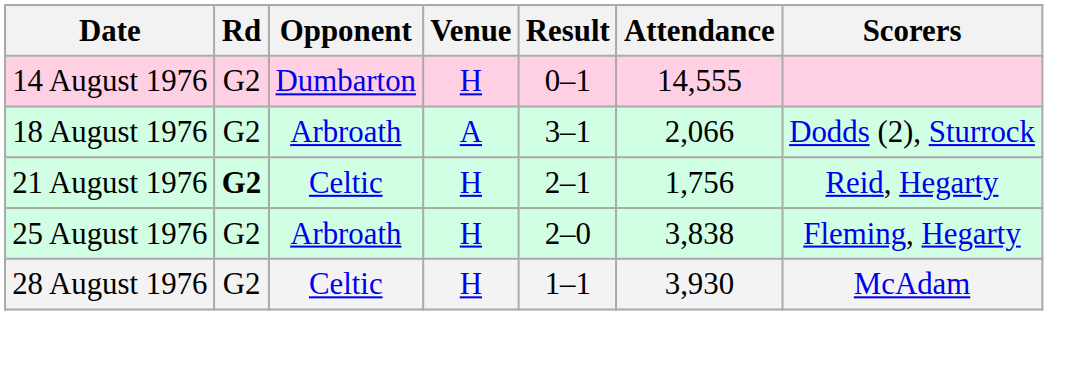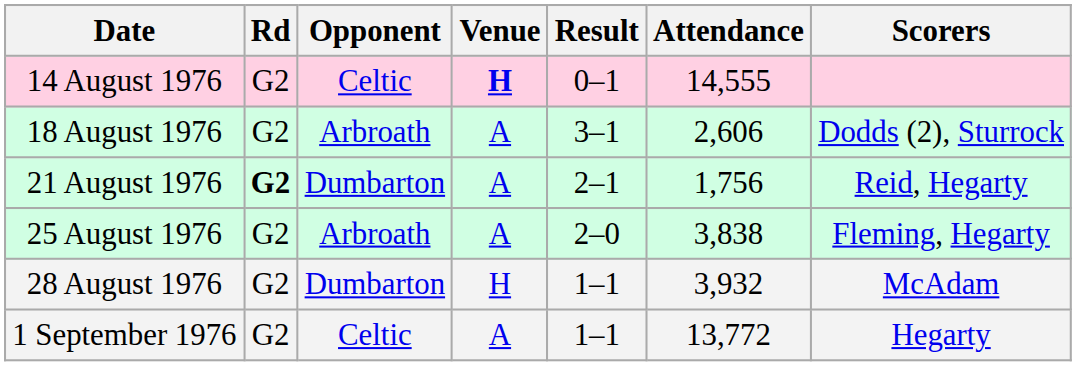(346, 81) Dumbarton -> (375, 81) Celtic
(471, 81) normal -> (500, 81) bold
(699, 131) 2,066 -> (728, 131) 2,606
(346, 182) Celtic -> (375, 182) Dumbarton
(471, 182) H -> (500, 182) A
(471, 233) H -> (500, 233) A
(346, 284) Celtic -> (375, 284) Dumbarton
(699, 284) 3,930 -> (728, 284) 3,932
+ row: (124, 335)
